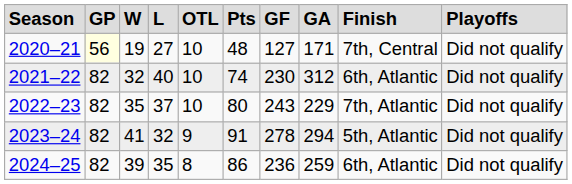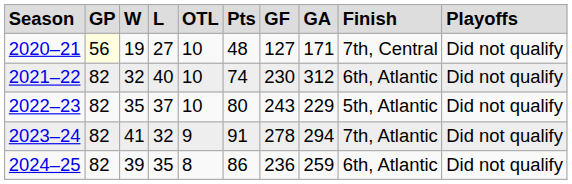(390, 106) 7th, Atlantic -> (390, 106) 5th, Atlantic
(390, 135) 5th, Atlantic -> (390, 135) 7th, Atlantic
